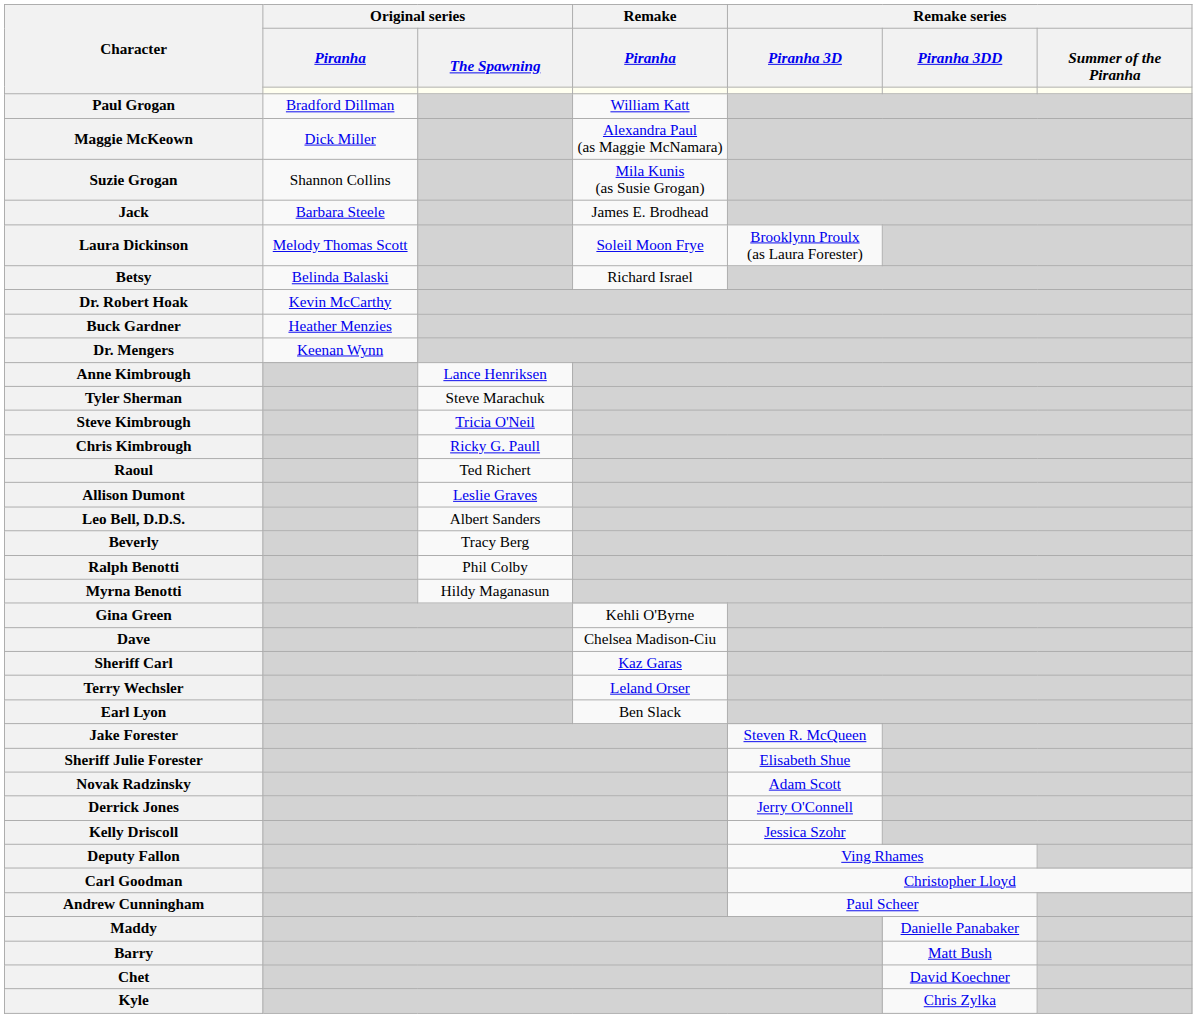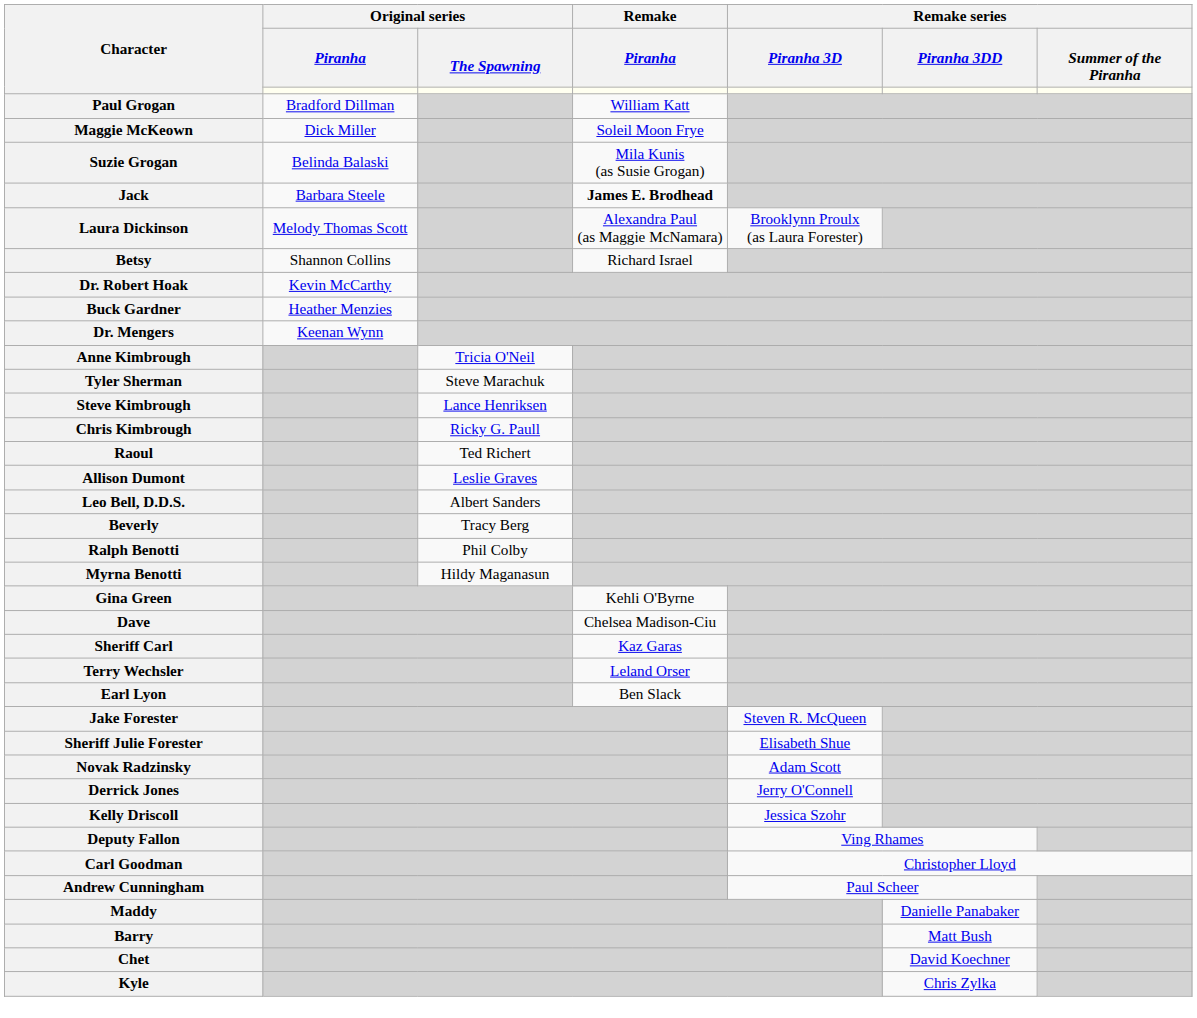(650, 138) Alexandra Paul (as Maggie McNamara) -> (650, 130) Soleil Moon Frye
(340, 179) Shannon Collins -> (340, 162) Belinda Balaski
(650, 212) normal -> (650, 195) bold
(650, 245) Soleil Moon Frye -> (650, 228) Alexandra Paul (as Maggie McNamara)
(340, 277) Belinda Balaski -> (340, 260) Shannon Collins
(495, 374) Lance Henriksen -> (495, 357) Tricia O'Neil
(495, 422) Tricia O'Neil -> (495, 405) Lance Henriksen
